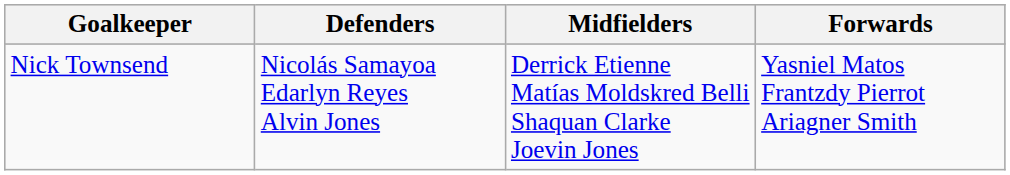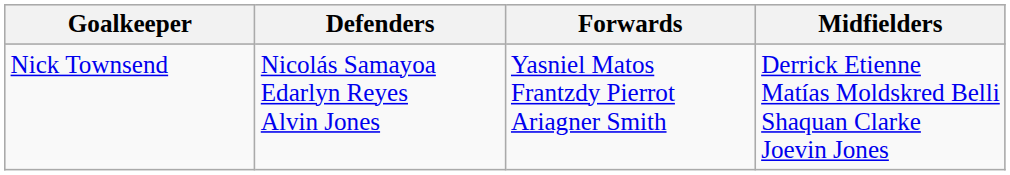columns swapped: (630, 24) <-> (880, 24)
